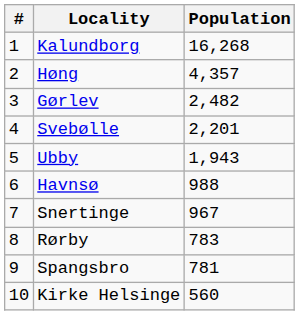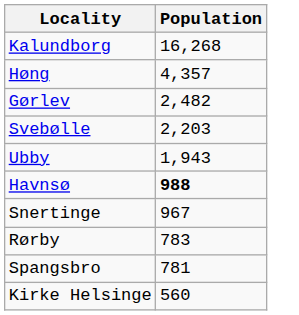- column: (19, 19)
(214, 130) 2,201 -> (185, 130) 2,203
(204, 185) normal -> (175, 185) bold
